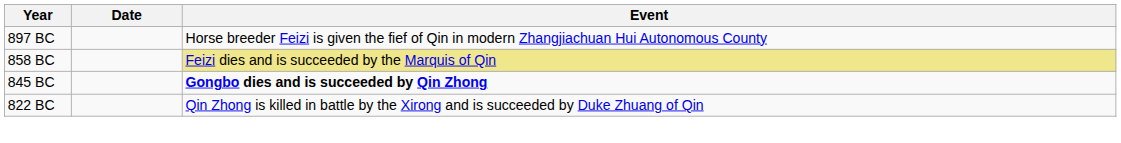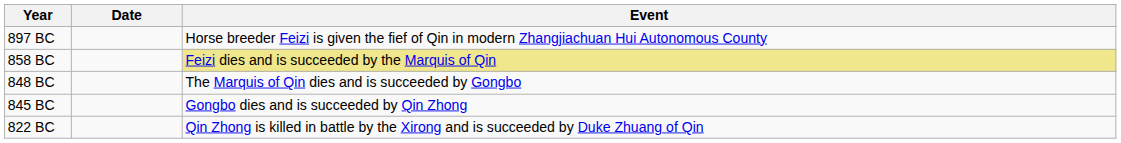+ row: (31, 82)
(336, 82) bold -> (326, 104) normal
